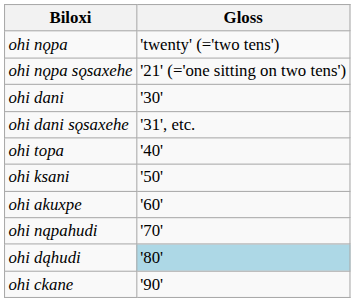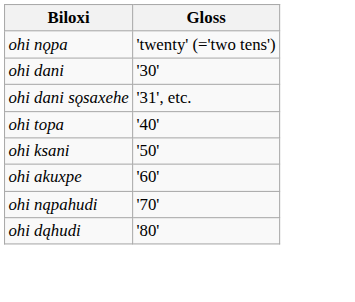- row: (70, 71)
(152, 257) lightblue background -> (148, 230) no background
- row: (41, 284)
